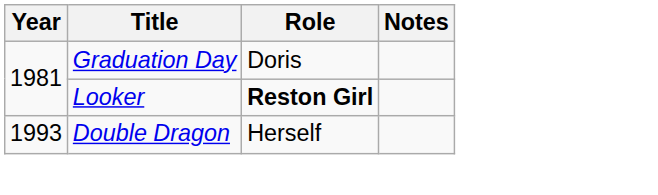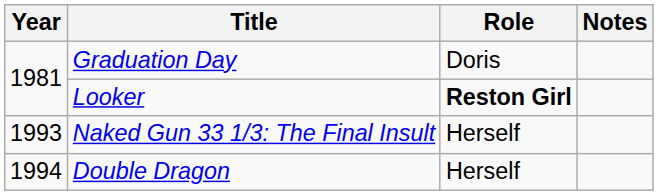+ row: (254, 134)
(36, 134) 1993 -> (36, 171) 1994
